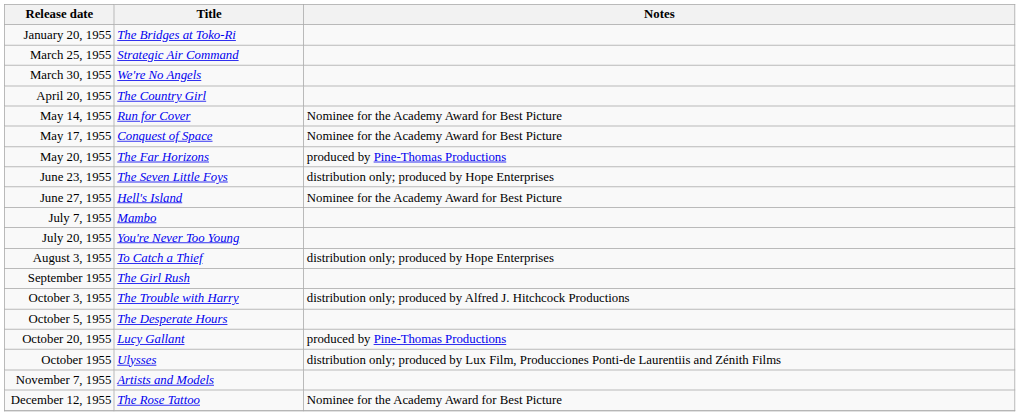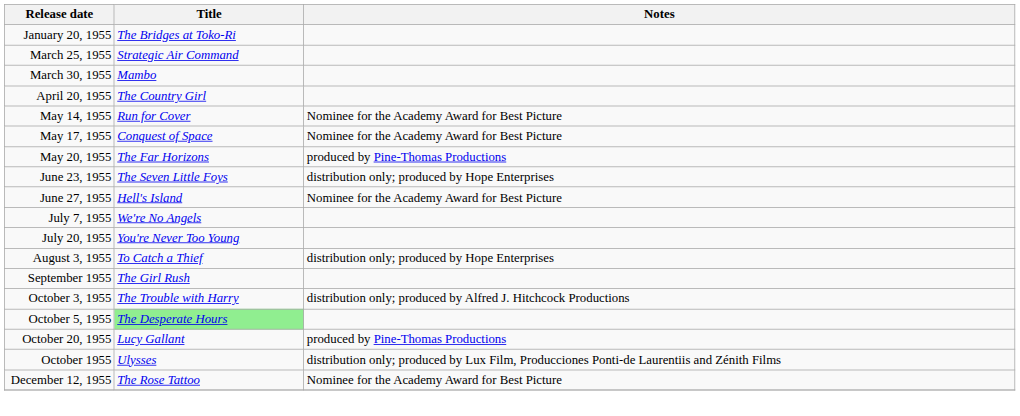(159, 75) We're No Angels -> (137, 75) Mambo
(137, 217) Mambo -> (159, 217) We're No Angels
(172, 319) no background -> (172, 319) lightgreen background
- row: (64, 380)
